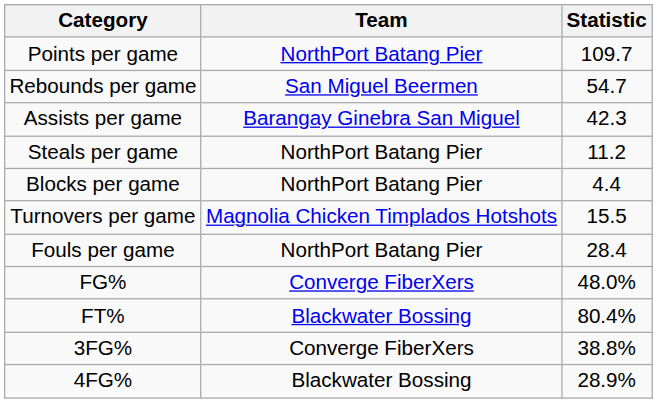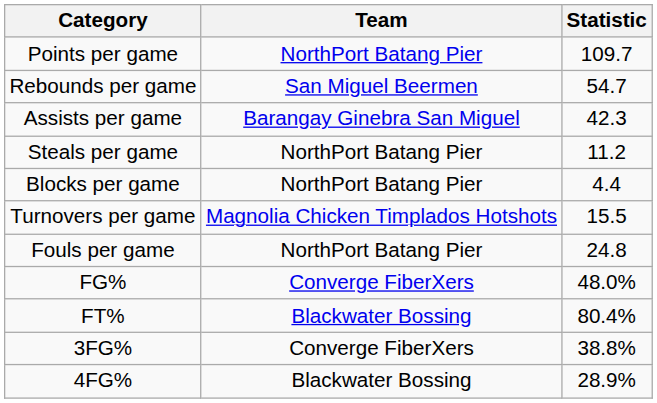(607, 250) 28.4 -> (607, 250) 24.8
